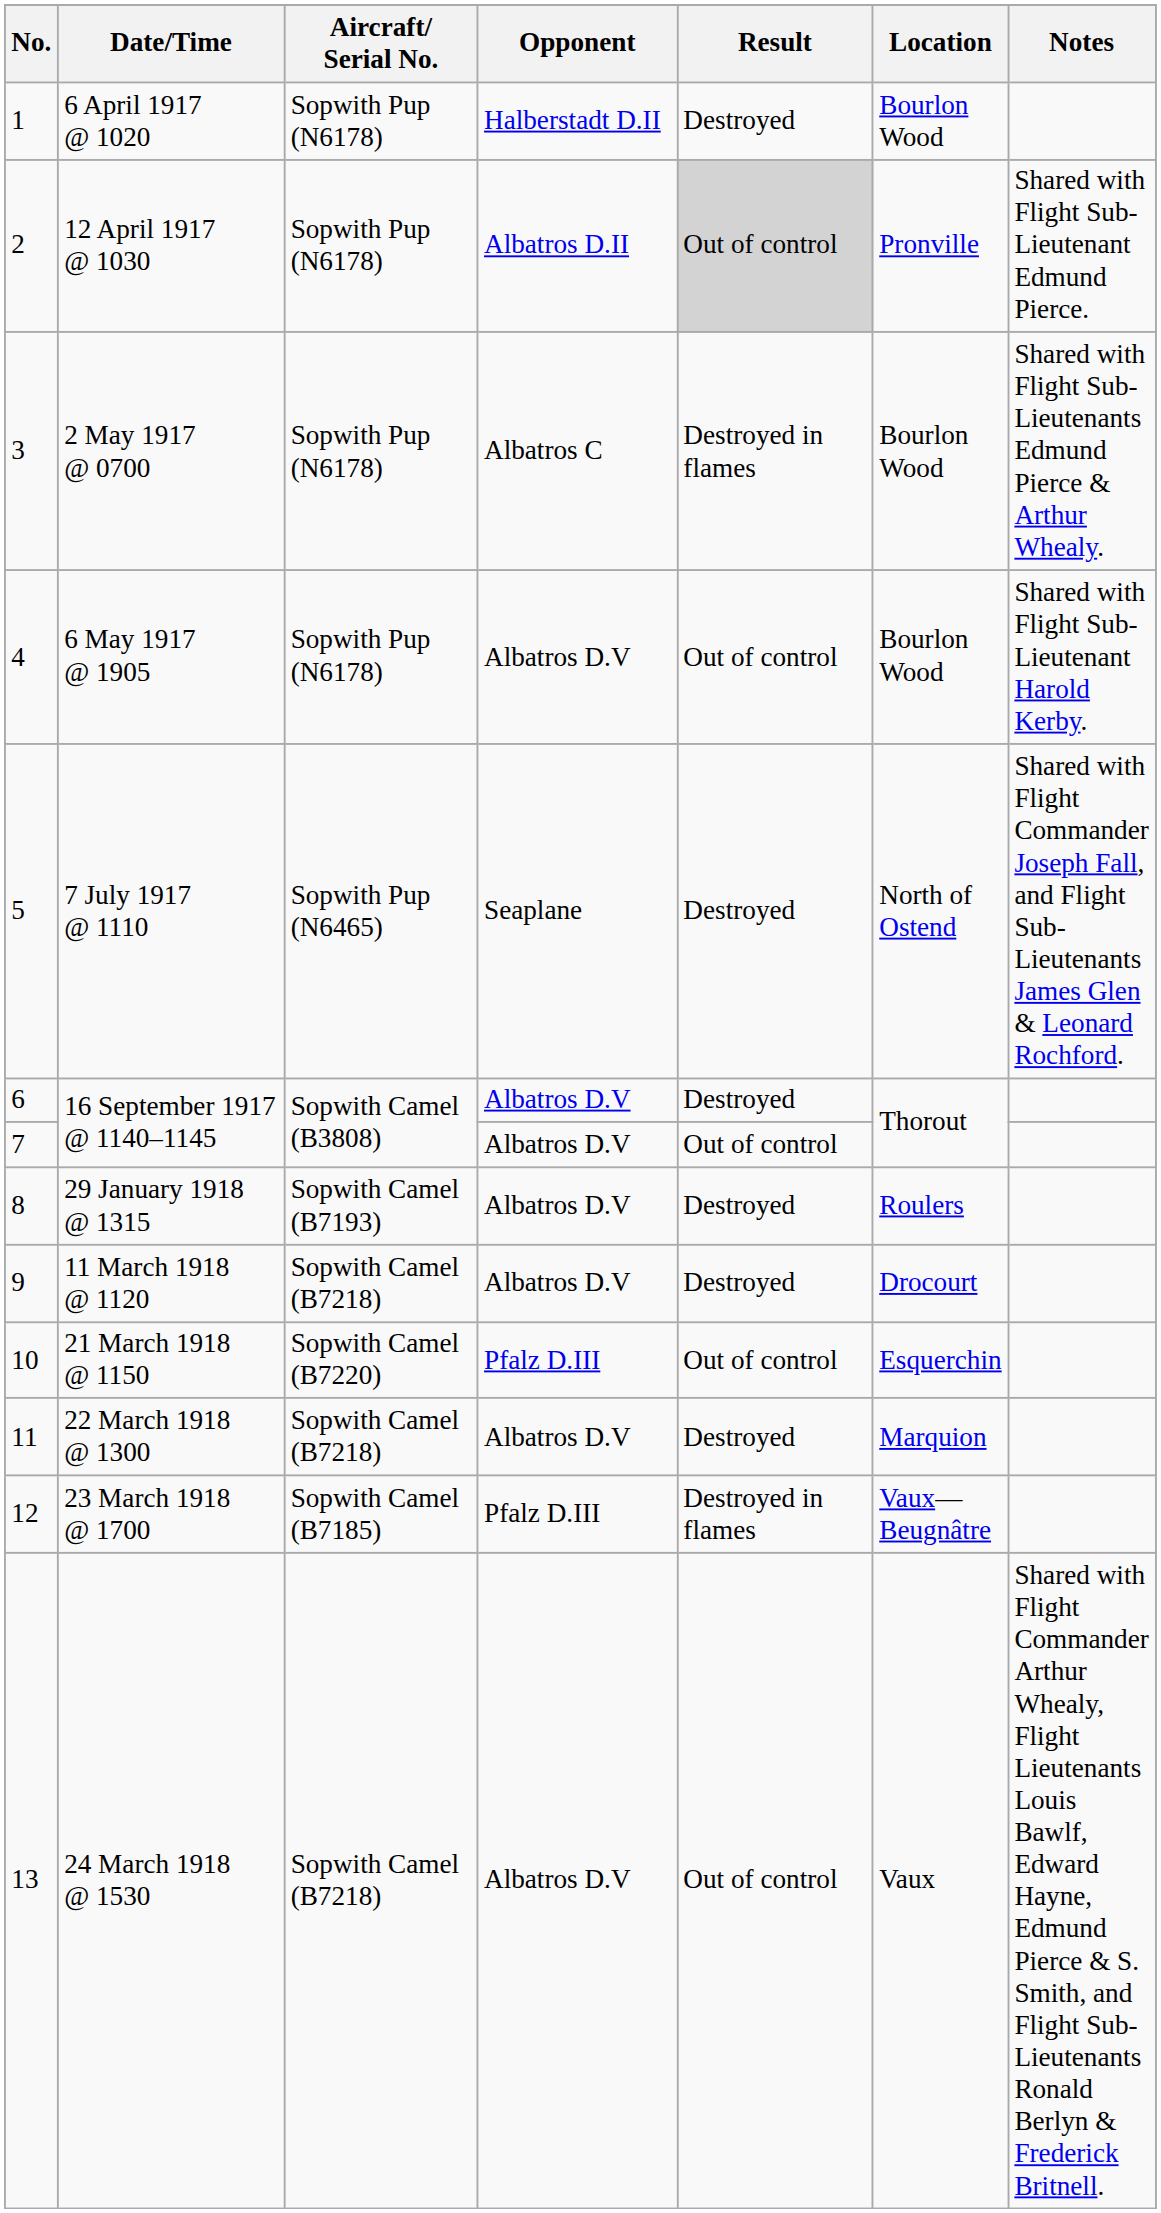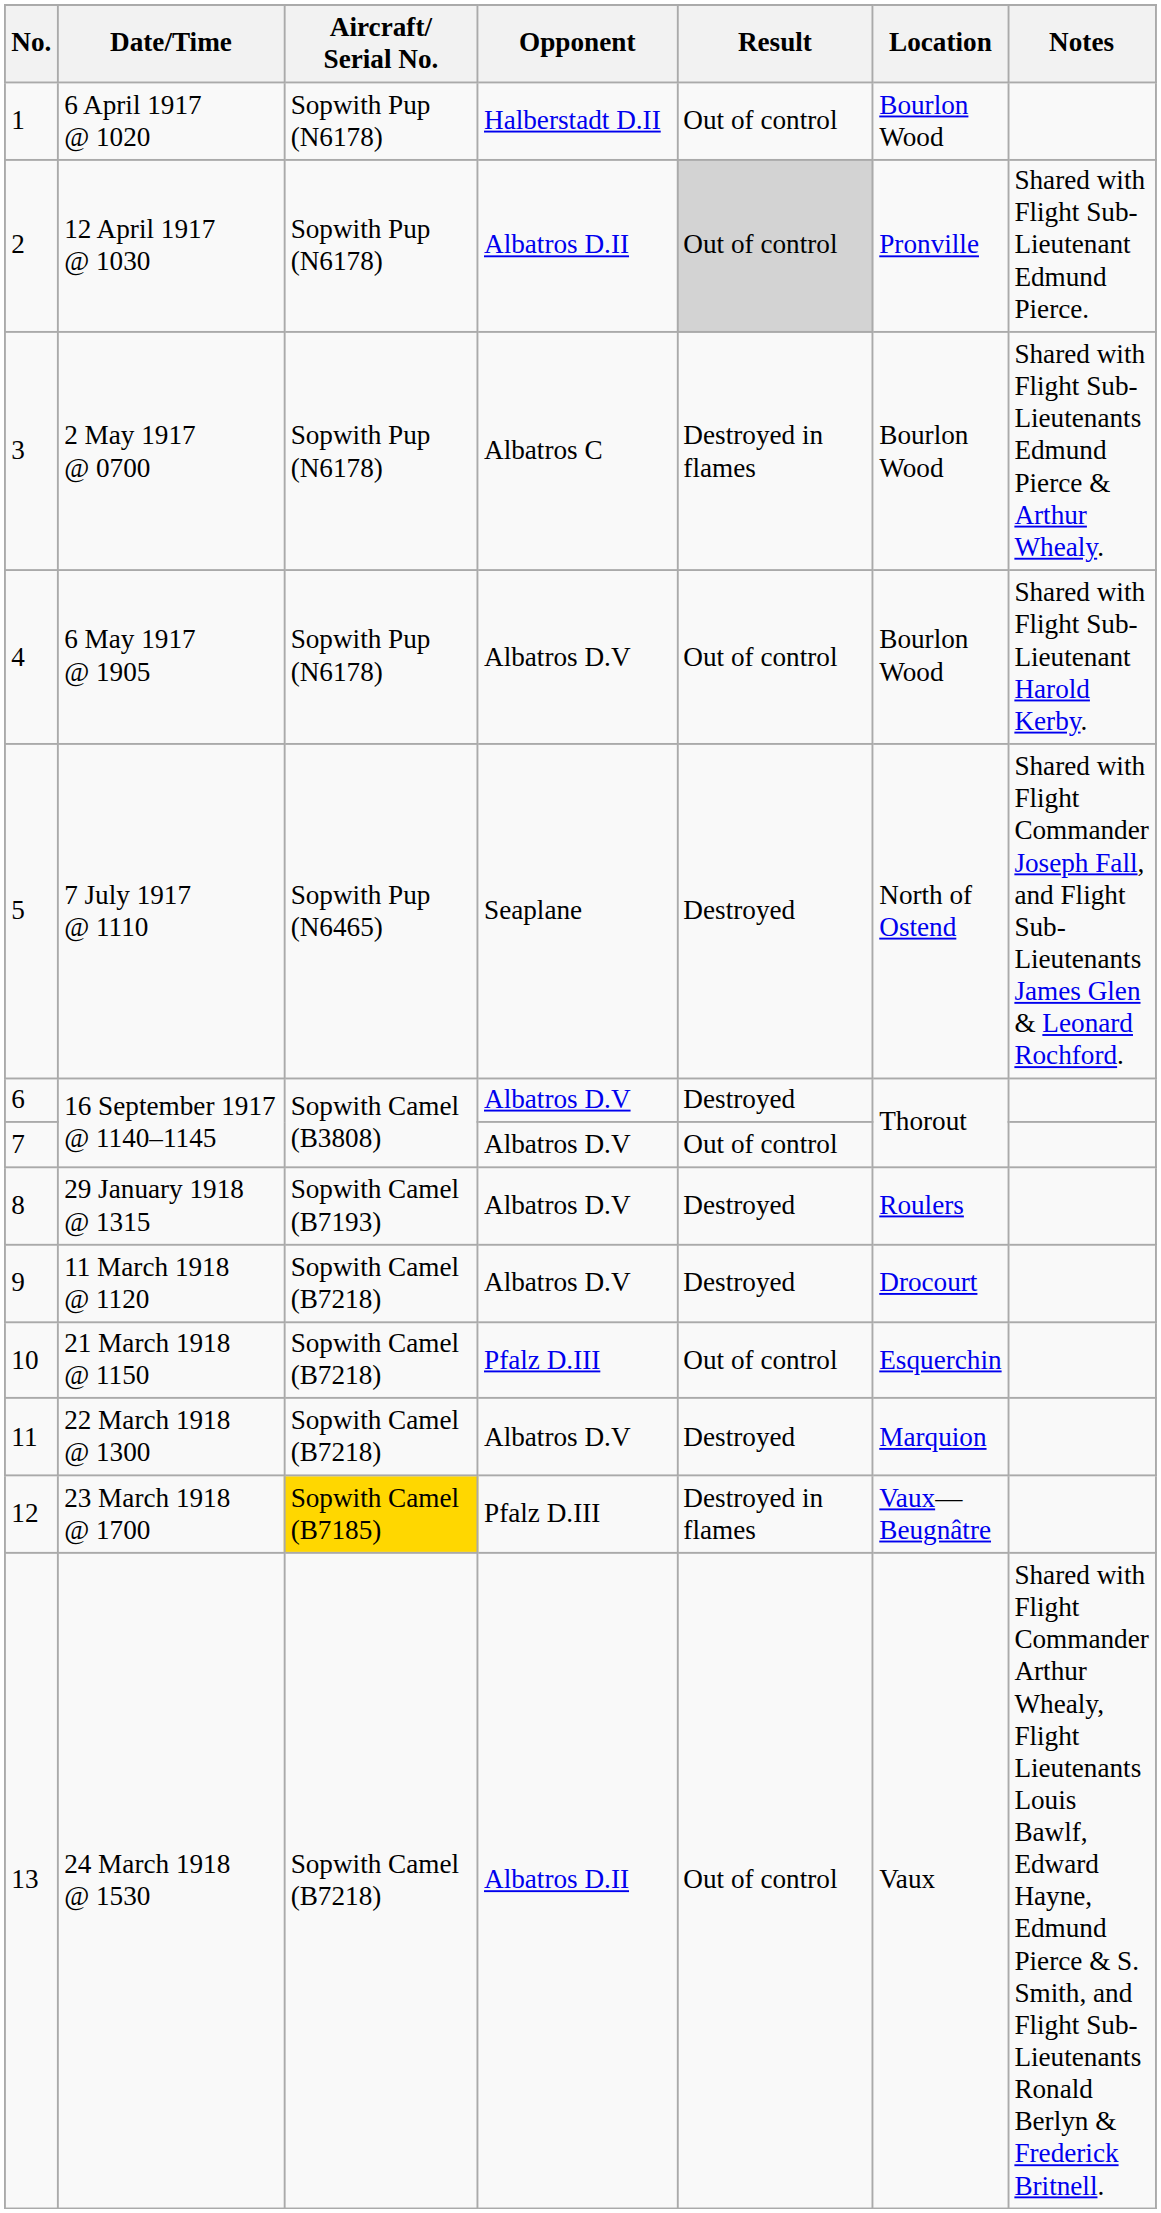(739, 120) Destroyed -> (760, 120) Out of control
(375, 1359) Sopwith Camel (B7220) -> (375, 1359) Sopwith Camel (B7218)
(375, 1513) no background -> (375, 1513) gold background
(557, 1880) Albatros D.V -> (557, 1880) Albatros D.II
